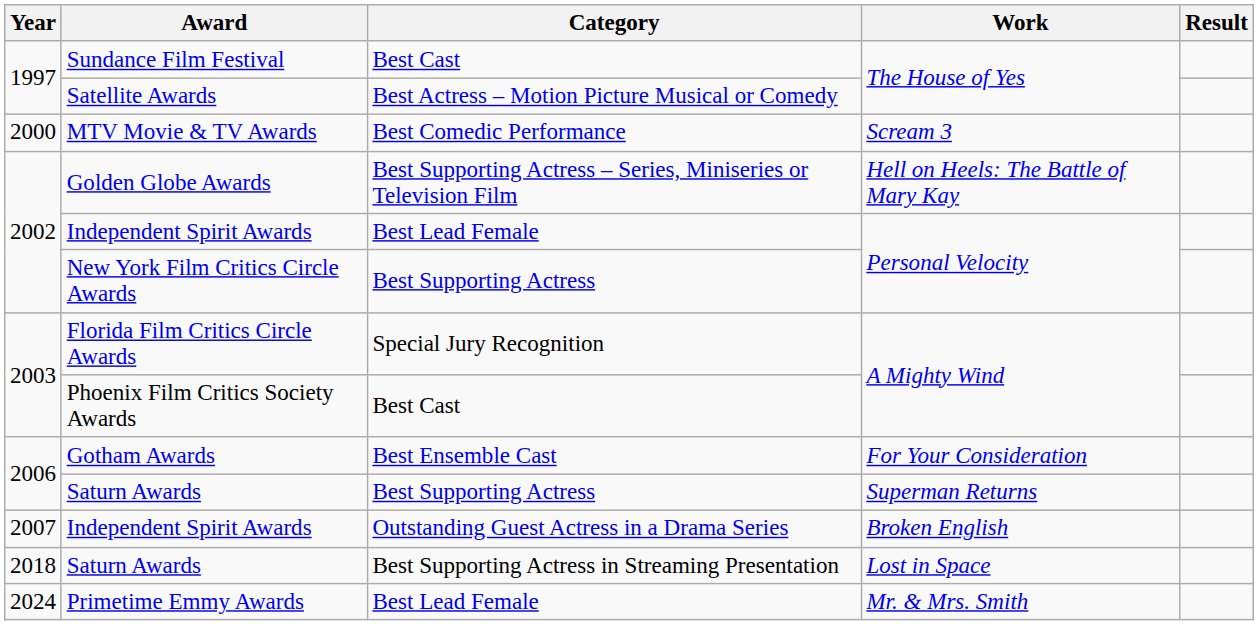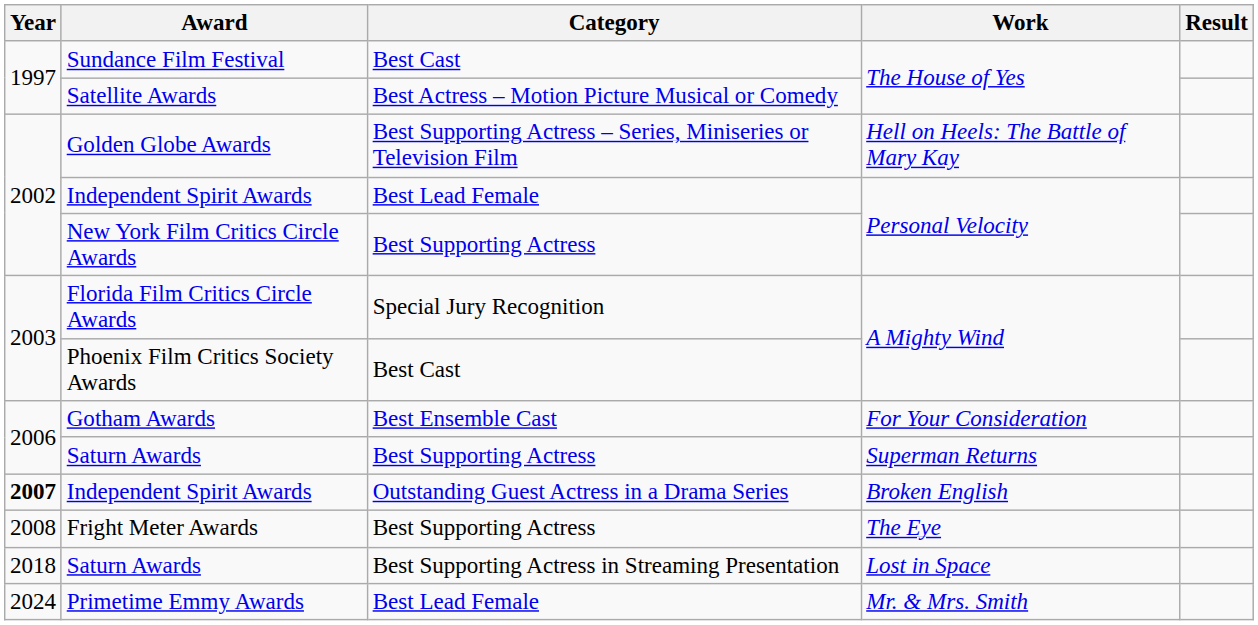- row: (192, 132)
(33, 528) normal -> (33, 491) bold
+ row: (162, 528)
